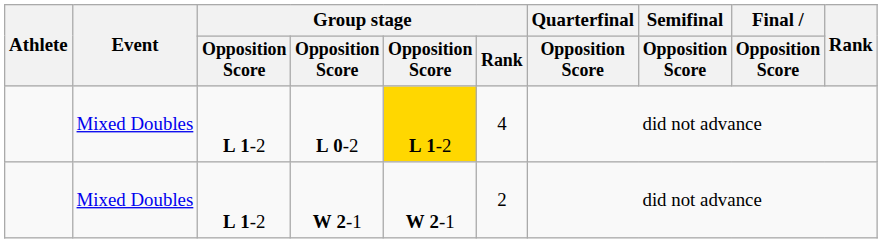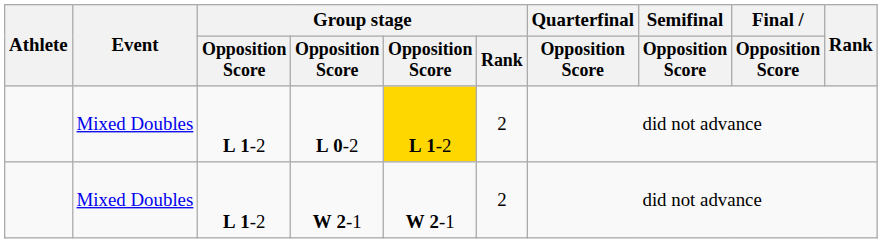(502, 124) 4 -> (502, 124) 2
